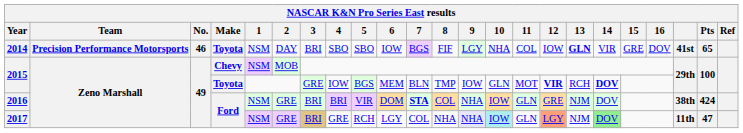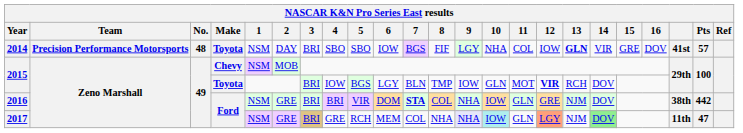(201, 48) 46 -> (201, 48) 48
(707, 48) 65 -> (703, 48) 57
(313, 83) GRE -> (311, 83) BRI
(392, 83) MEM -> (388, 83) LGY
(607, 83) bold -> (603, 83) normal
(707, 101) 424 -> (703, 101) 442
(392, 119) LGY -> (388, 119) MEM
